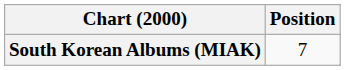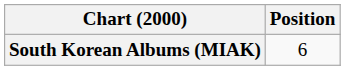(303, 49) 7 -> (303, 49) 6
